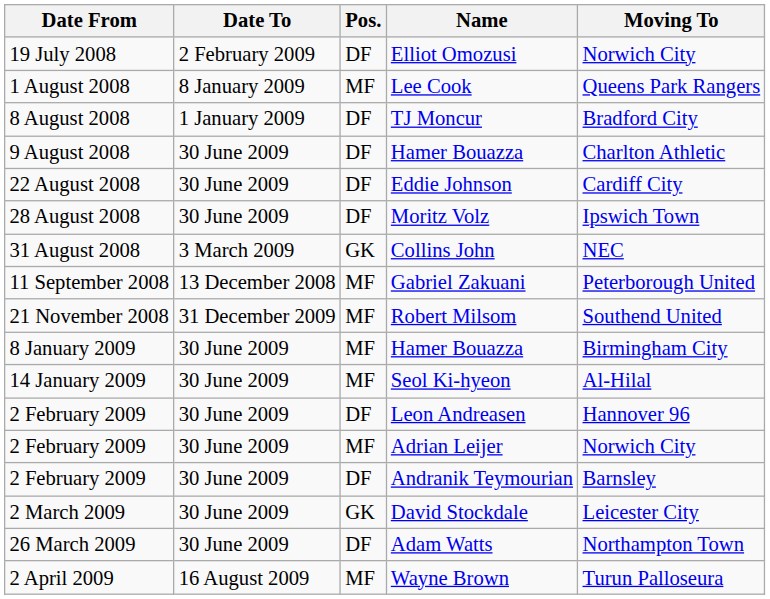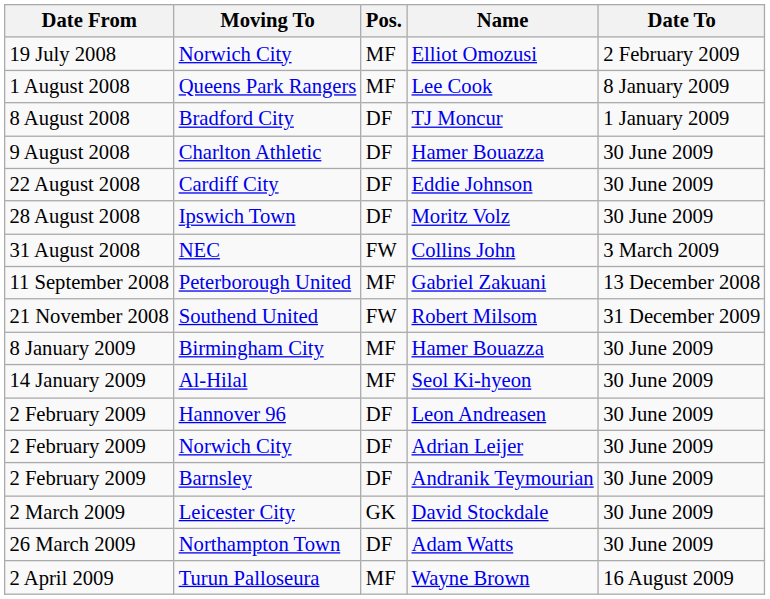columns swapped: (257, 20) <-> (671, 20)
(358, 53) DF -> (381, 53) MF
(360, 250) GK -> (381, 250) FW
(360, 315) MF -> (381, 315) FW
(360, 446) MF -> (379, 446) DF
